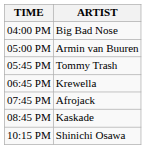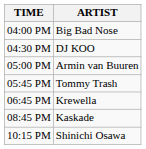+ row: (29, 48)
- row: (29, 100)
